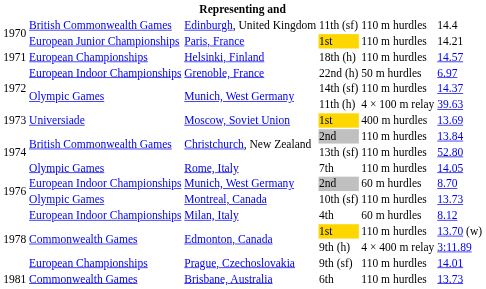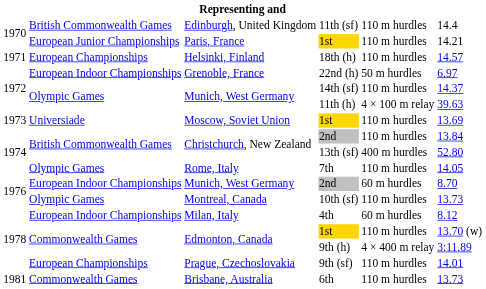(394, 120) 400 m hurdles -> (394, 120) 110 m hurdles
(394, 152) 110 m hurdles -> (394, 152) 400 m hurdles
